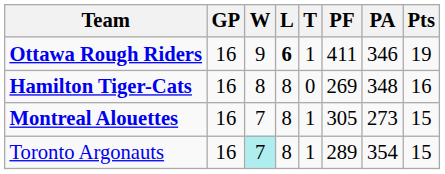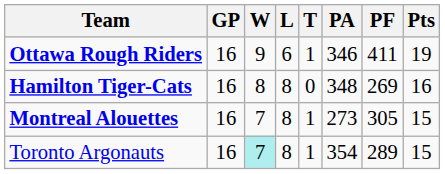columns swapped: (342, 20) <-> (382, 20)
(287, 53) bold -> (287, 53) normal
